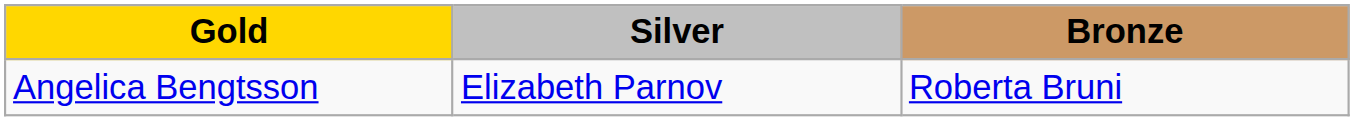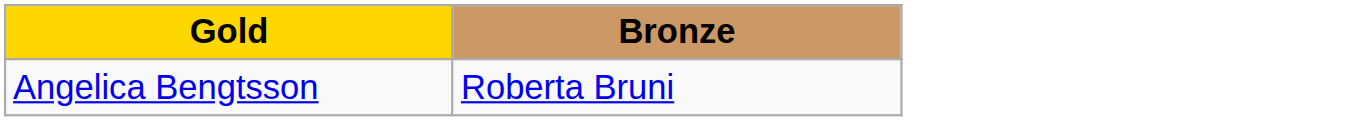- column: (677, 31)
